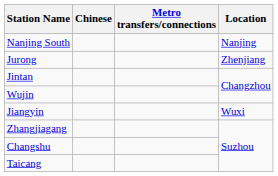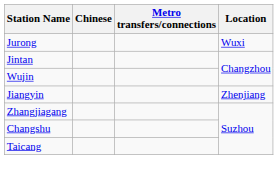- row: (38, 42)
(243, 59) Zhenjiang -> (233, 42) Wuxi
(233, 111) Wuxi -> (243, 94) Zhenjiang
